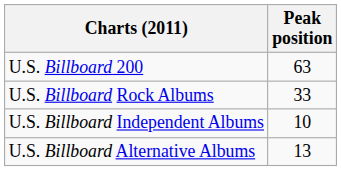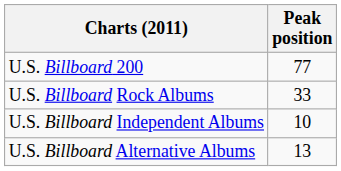(302, 66) 63 -> (302, 66) 77
